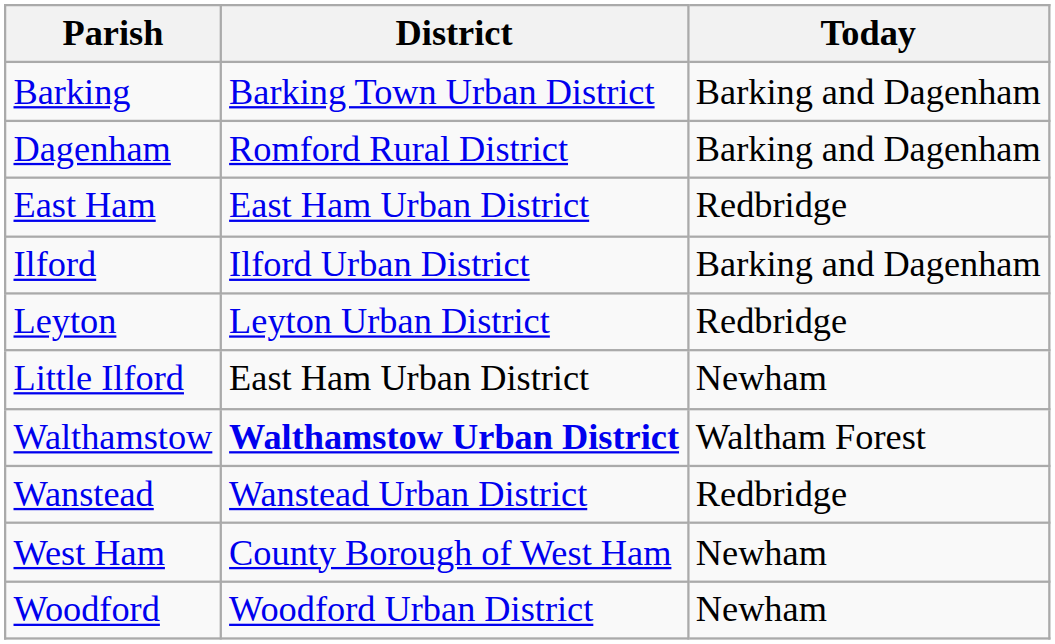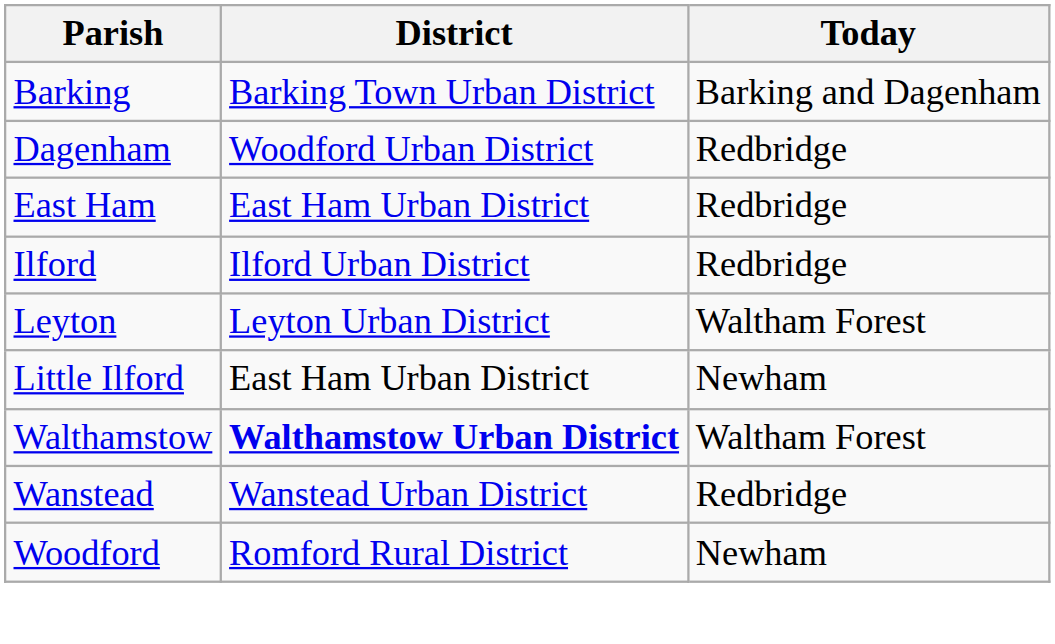(399, 148) Romford Rural District -> (411, 148) Woodford Urban District
(868, 148) Barking and Dagenham -> (771, 148) Redbridge
(868, 263) Barking and Dagenham -> (771, 263) Redbridge
(771, 321) Redbridge -> (811, 321) Waltham Forest
- row: (89, 551)
(411, 609) Woodford Urban District -> (399, 551) Romford Rural District
